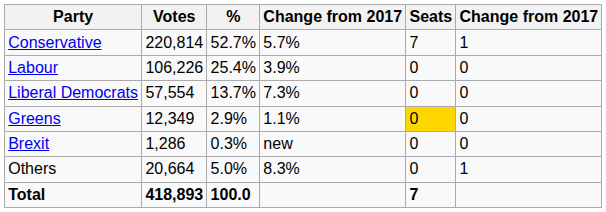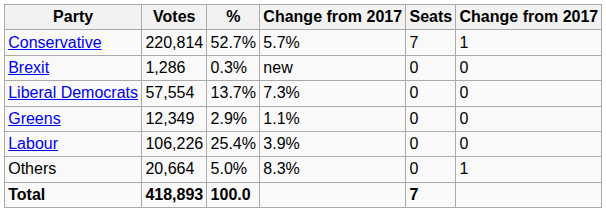rows swapped: (33, 67) <-> (29, 144)
(414, 118) gold background -> (414, 118) no background
